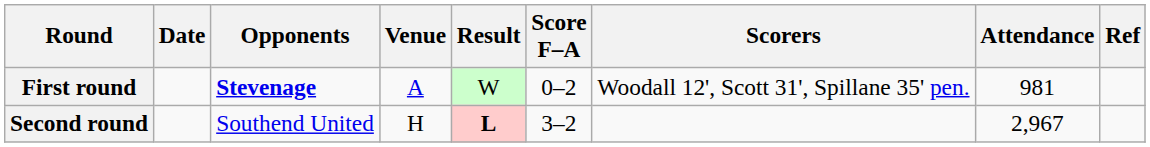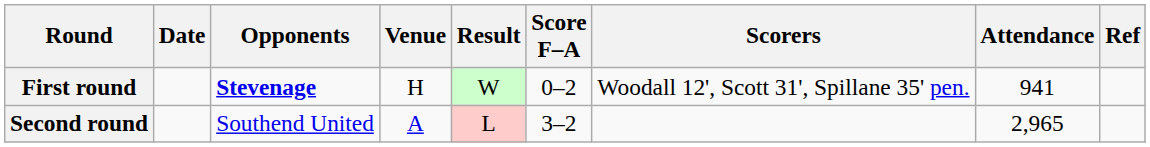(415, 86) A -> (415, 86) H
(1037, 86) 981 -> (1037, 86) 941
(415, 123) H -> (415, 123) A
(489, 123) bold -> (489, 123) normal
(1037, 123) 2,967 -> (1037, 123) 2,965
